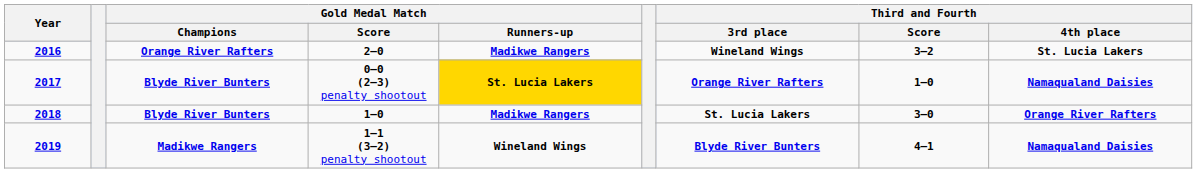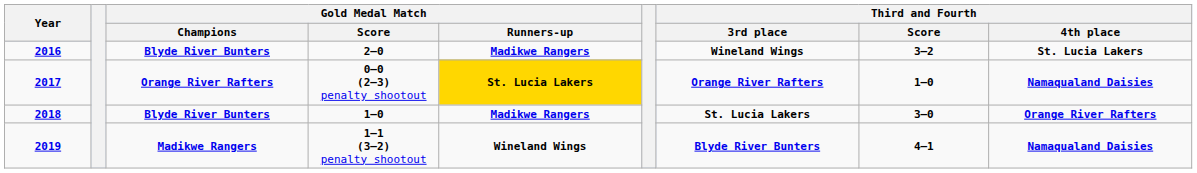(207, 50) Orange River Rafters -> (207, 50) Blyde River Bunters
(207, 82) Blyde River Bunters -> (207, 82) Orange River Rafters
